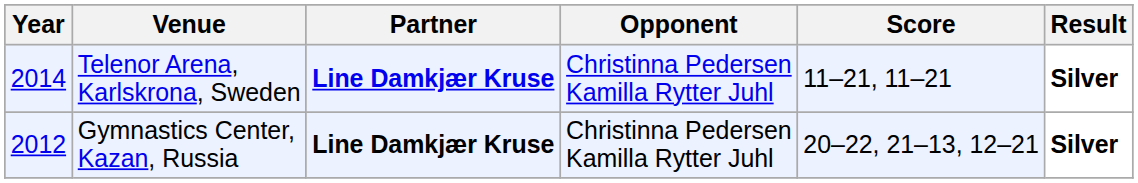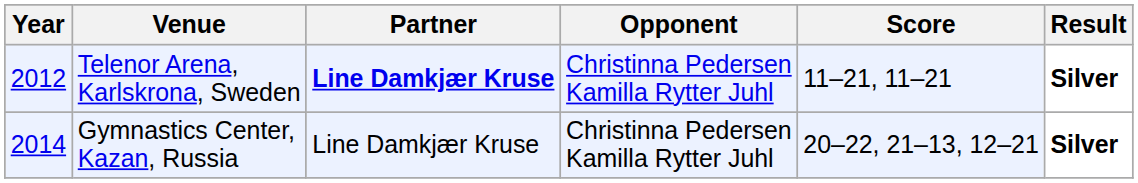(38, 78) 2014 -> (38, 78) 2012
(38, 145) 2012 -> (38, 145) 2014
(433, 145) bold -> (426, 145) normal
